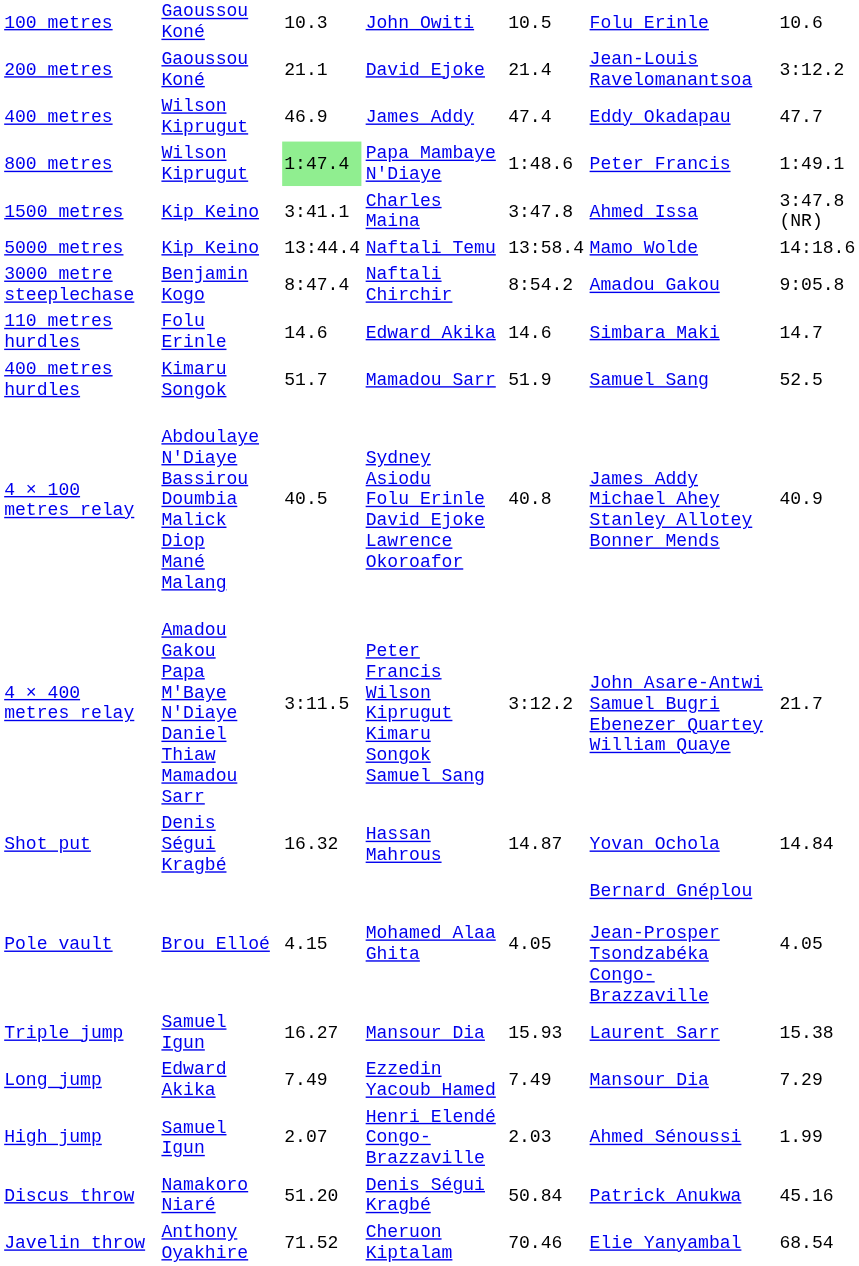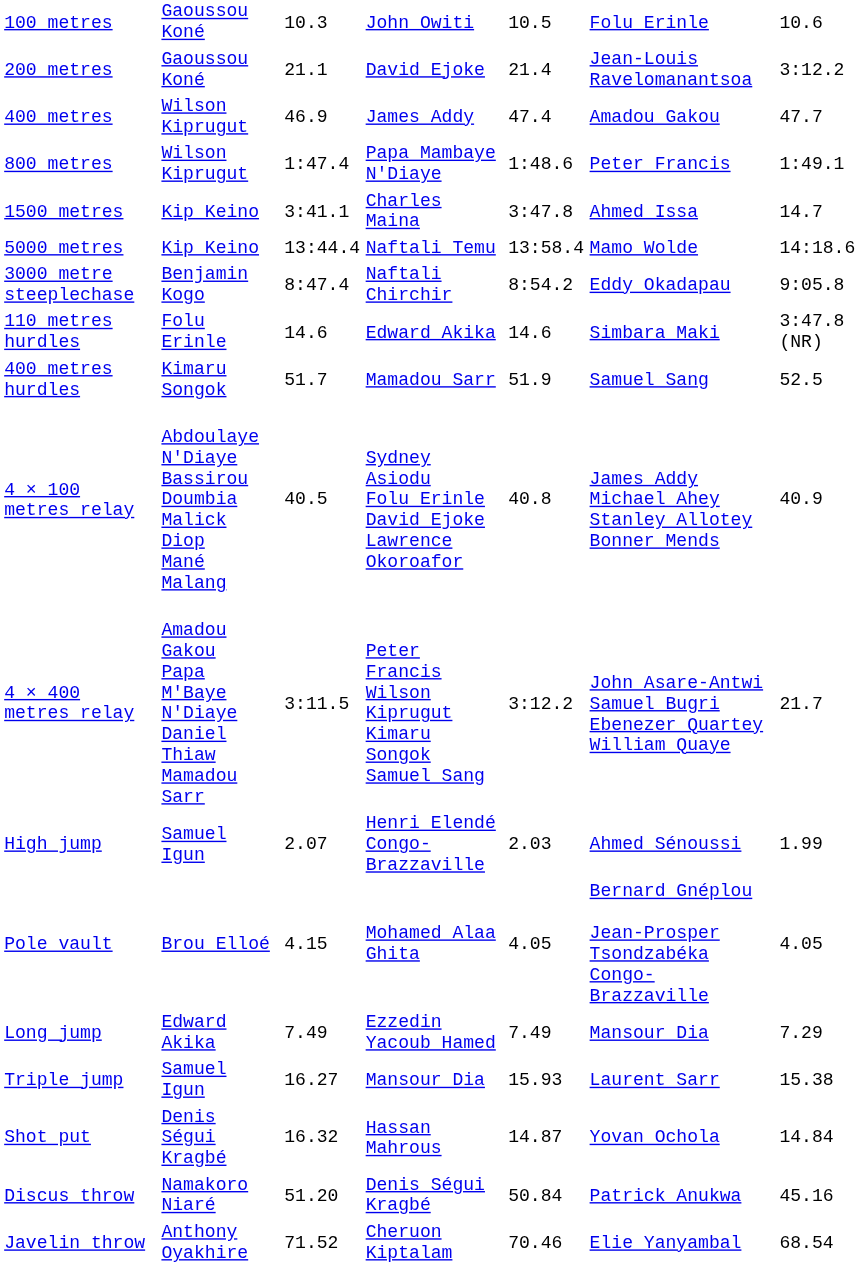(660, 117) Eddy Okadapau -> (655, 117) Amadou Gakou
(317, 164) lightgreen background -> (317, 164) no background
(812, 211) 3:47.8 (NR) -> (801, 211) 14.7
(655, 285) Amadou Gakou -> (660, 285) Eddy Okadapau
(801, 332) 14.7 -> (812, 332) 3:47.8 (NR)
rows swapped: (53, 1137) <-> (48, 844)
rows swapped: (53, 1080) <-> (64, 1033)
